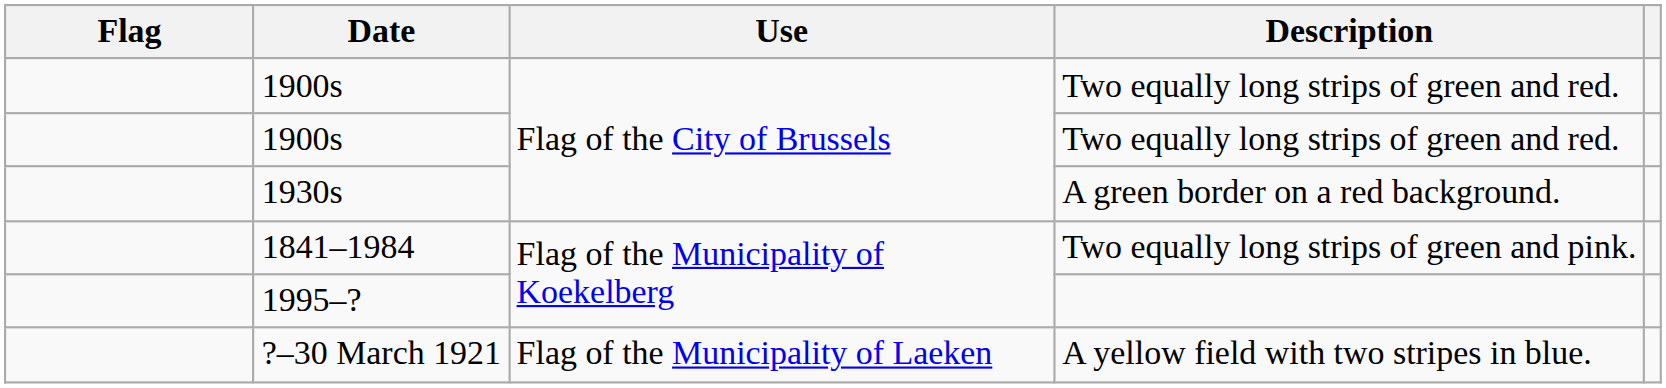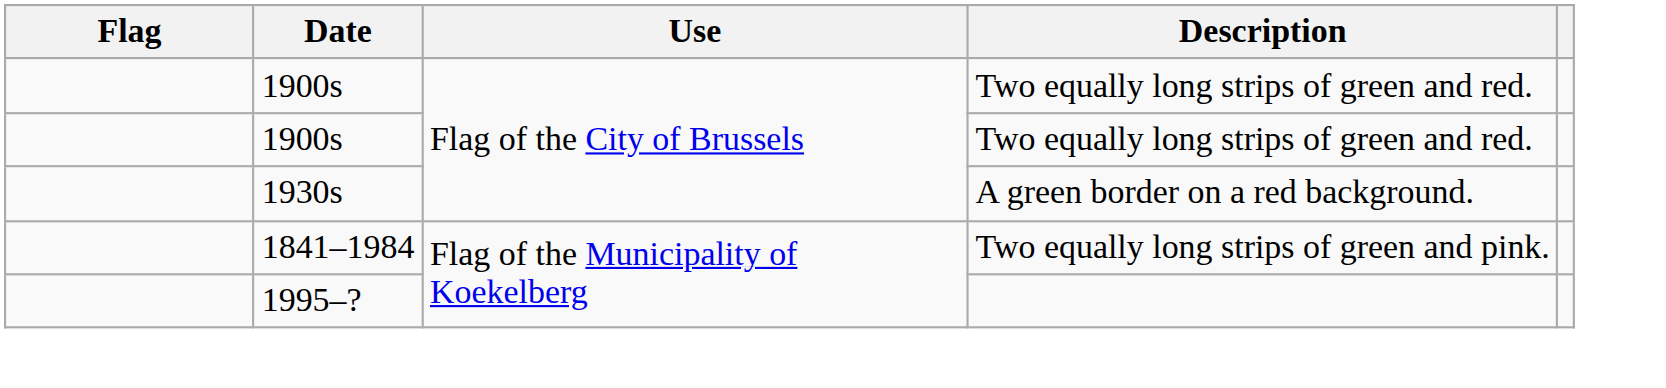- row: (381, 354)
